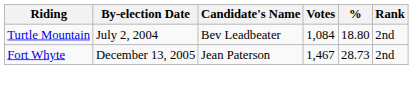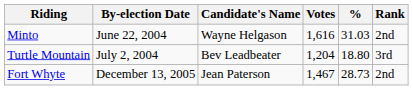+ row: (23, 34)
(320, 34) 1,084 -> (320, 54) 1,204
(385, 34) 2nd -> (384, 54) 3rd
